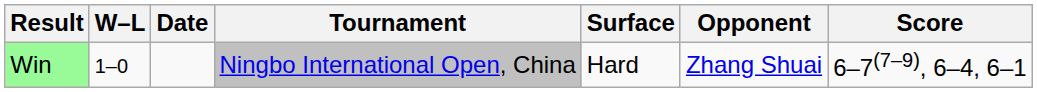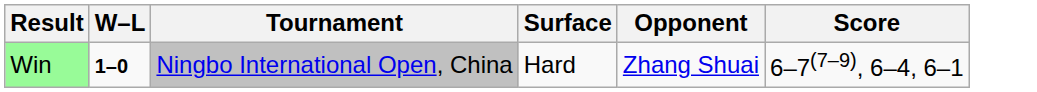- column: (182, 23)
(111, 66) normal -> (111, 64) bold
